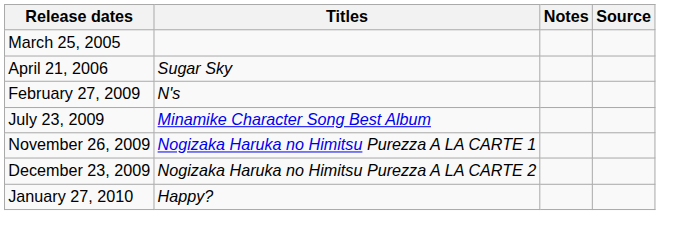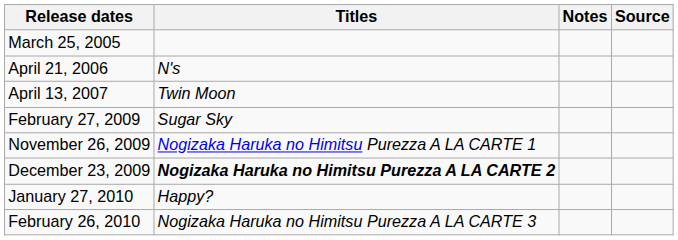(195, 68) Sugar Sky -> (169, 68) N's
+ row: (58, 94)
(169, 94) N's -> (195, 119) Sugar Sky
- row: (56, 119)
(347, 171) normal -> (356, 171) bold
+ row: (74, 222)
